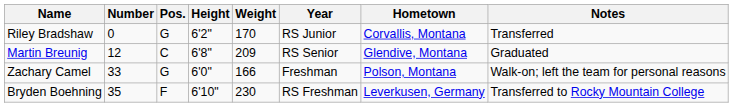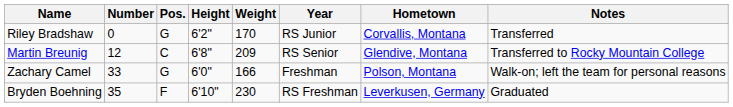(520, 53) Graduated -> (597, 53) Transferred to Rocky Mountain College
(597, 92) Transferred to Rocky Mountain College -> (520, 92) Graduated
